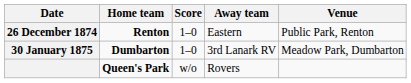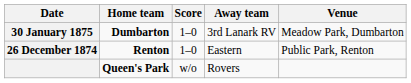rows swapped: (52, 31) <-> (52, 50)
